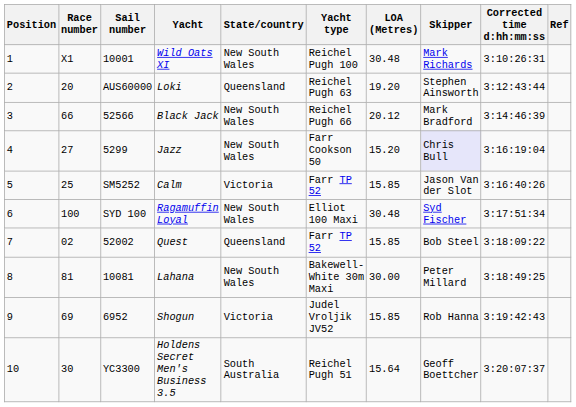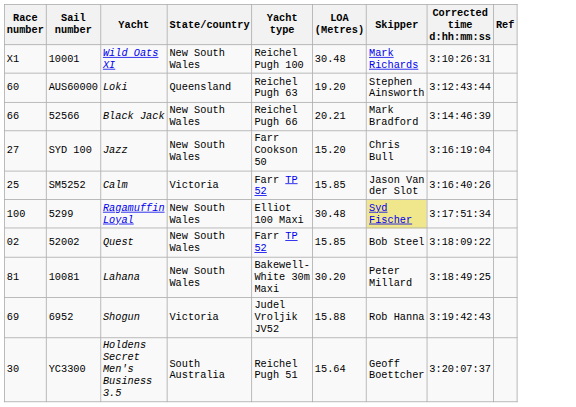- column: (31, 25)
(67, 88) 20 -> (13, 88) 60
(384, 116) 20.12 -> (330, 116) 20.21
(115, 151) 5299 -> (70, 151) SYD 100
(439, 151) lavender background -> (384, 151) no background
(124, 214) SYD 100 -> (61, 214) 5299
(445, 214) no background -> (391, 214) khaki background
(254, 243) Queensland -> (197, 243) New South Wales
(384, 277) 30.00 -> (330, 277) 30.20
(384, 317) 15.85 -> (330, 317) 15.88
